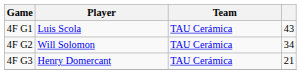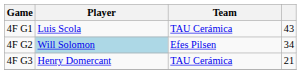(66, 45) no background -> (66, 45) lightblue background
(201, 45) TAU Cerámica -> (193, 45) Efes Pilsen
